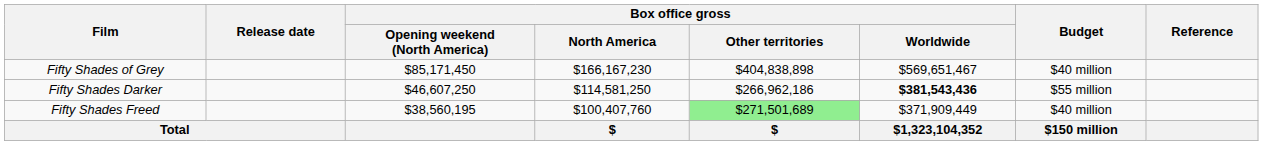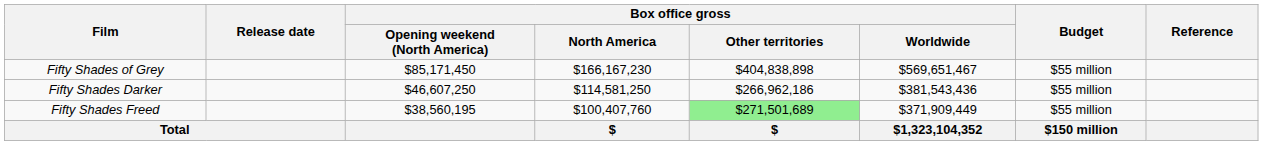(1081, 69) $40 million -> (1081, 69) $55 million
(938, 89) bold -> (938, 89) normal
(1081, 110) $40 million -> (1081, 110) $55 million
